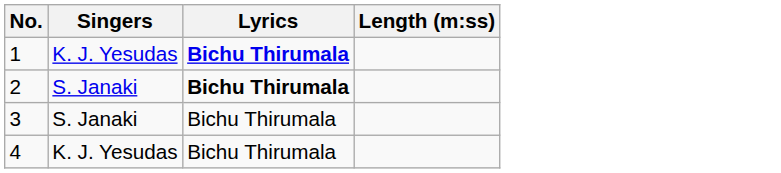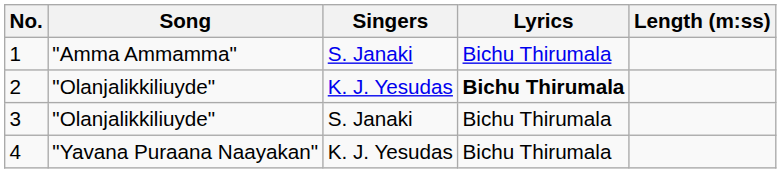+ column: (185, 21)
(115, 54) K. J. Yesudas -> (370, 54) S. Janaki
(268, 54) bold -> (537, 54) normal
(95, 87) S. Janaki -> (390, 87) K. J. Yesudas
